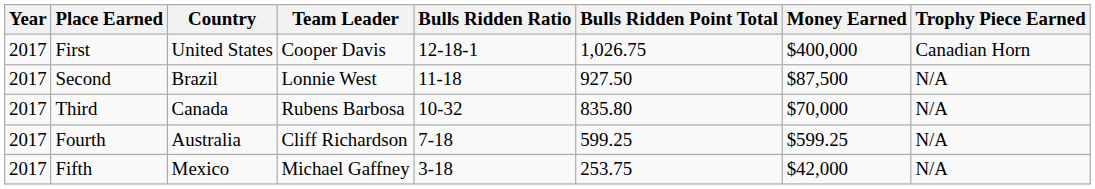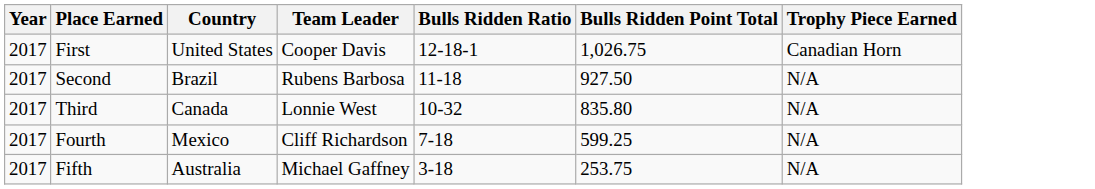- column: (847, 19)
(329, 79) Lonnie West -> (343, 79) Rubens Barbosa
(343, 109) Rubens Barbosa -> (329, 109) Lonnie West
(206, 139) Australia -> (200, 139) Mexico
(200, 169) Mexico -> (206, 169) Australia
